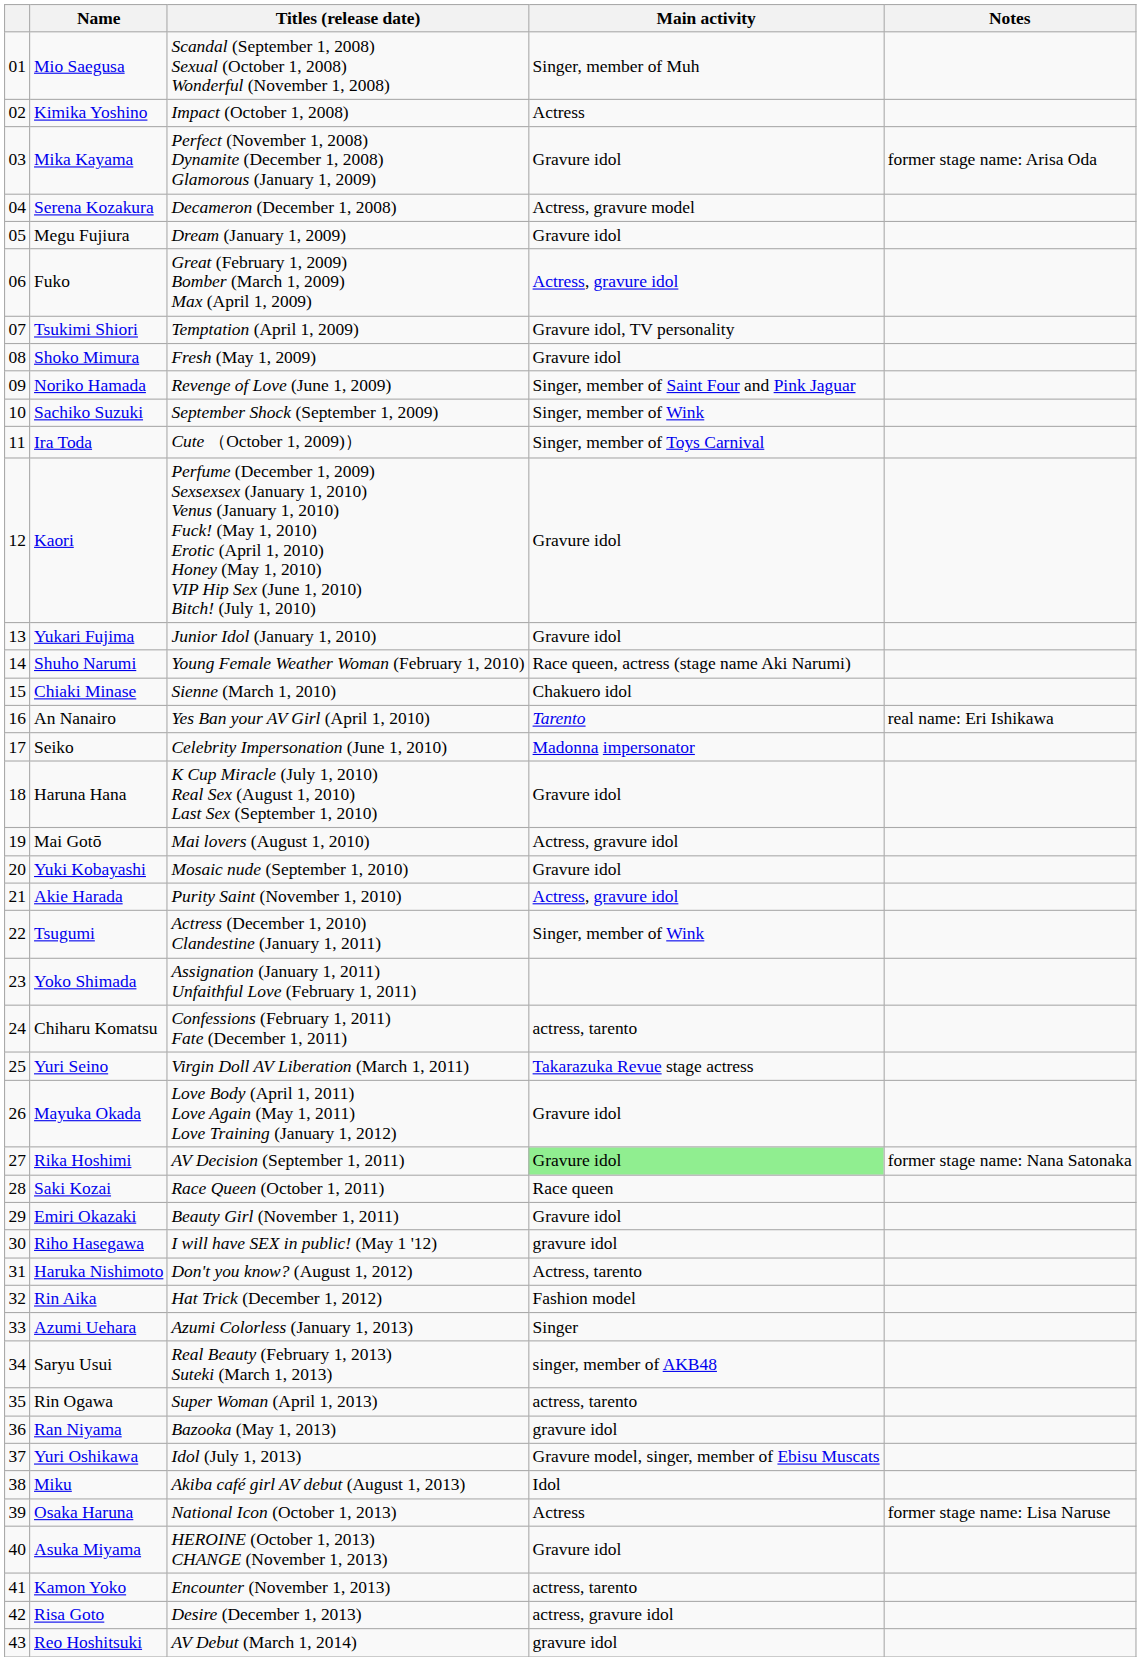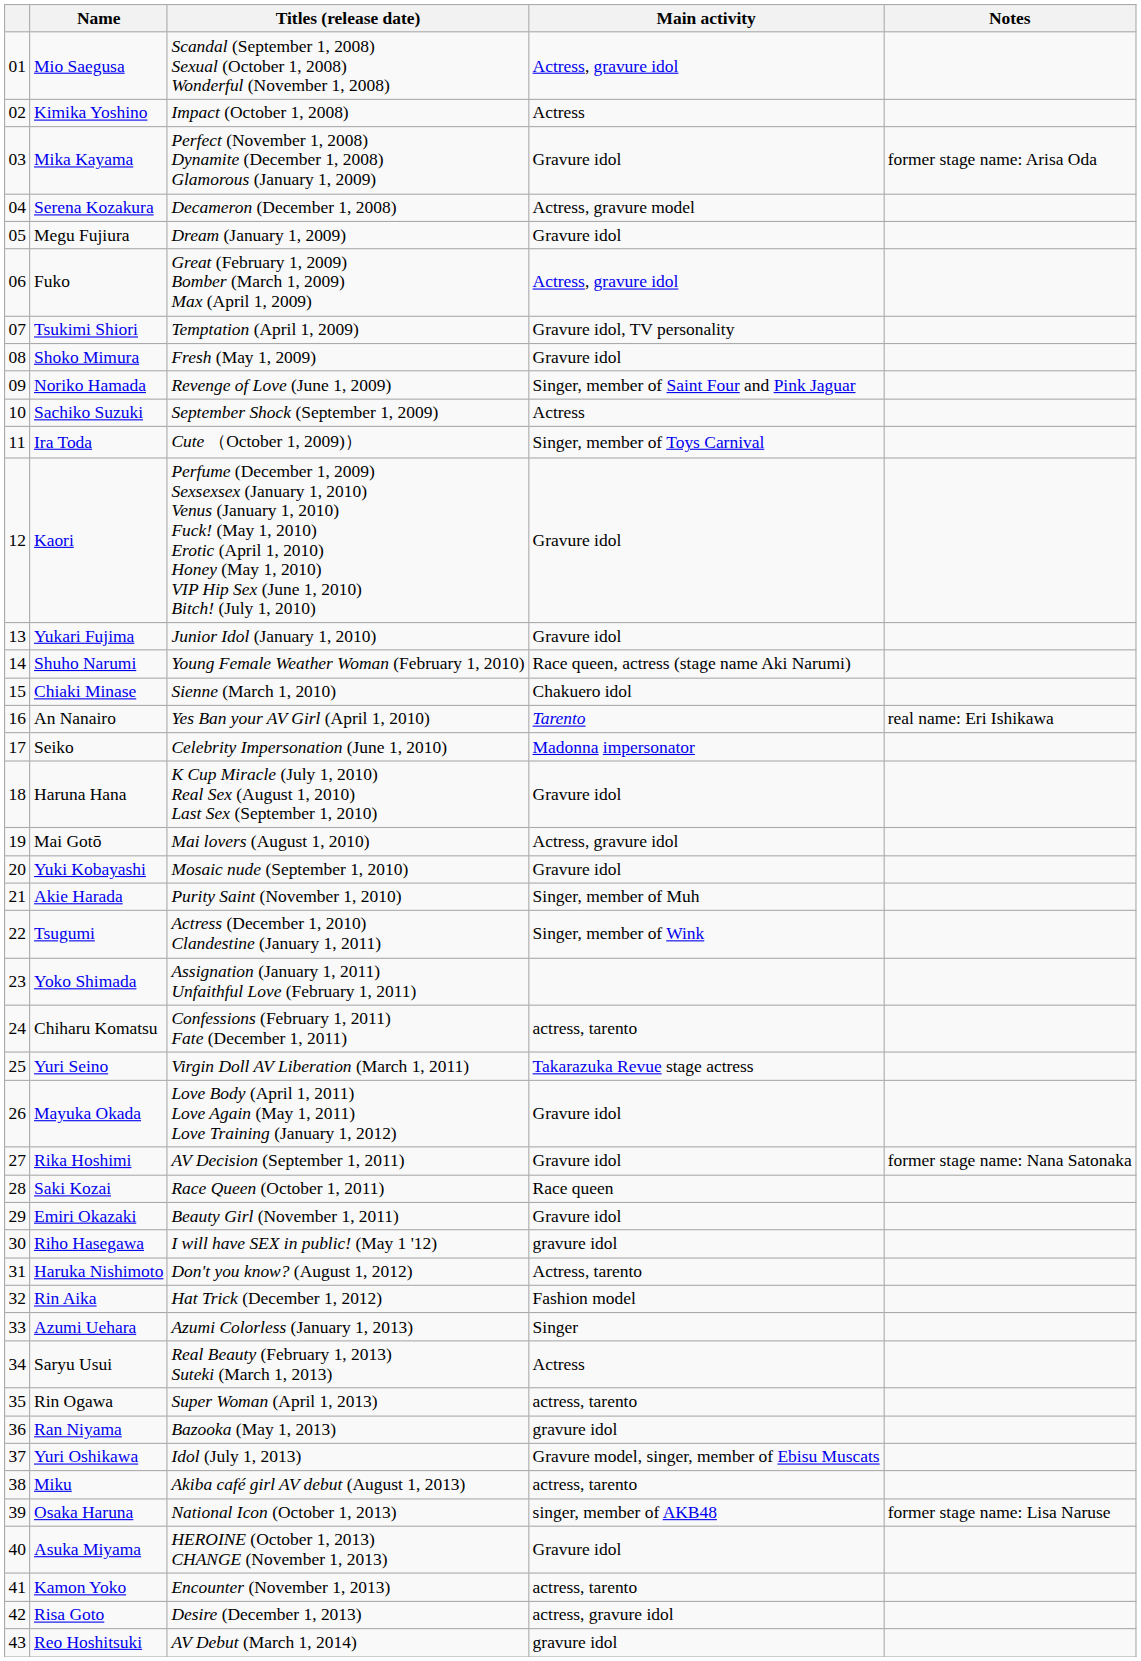(616, 65) Singer, member of Muh -> (605, 65) Actress, gravure idol
(618, 412) Singer, member of Wink -> (559, 412) Actress
(605, 896) Actress, gravure idol -> (616, 896) Singer, member of Muh
(577, 1160) lightgreen background -> (577, 1160) no background
(625, 1364) singer, member of AKB48 -> (559, 1364) Actress
(547, 1484) Idol -> (585, 1484) actress, tarento
(559, 1512) Actress -> (625, 1512) singer, member of AKB48
